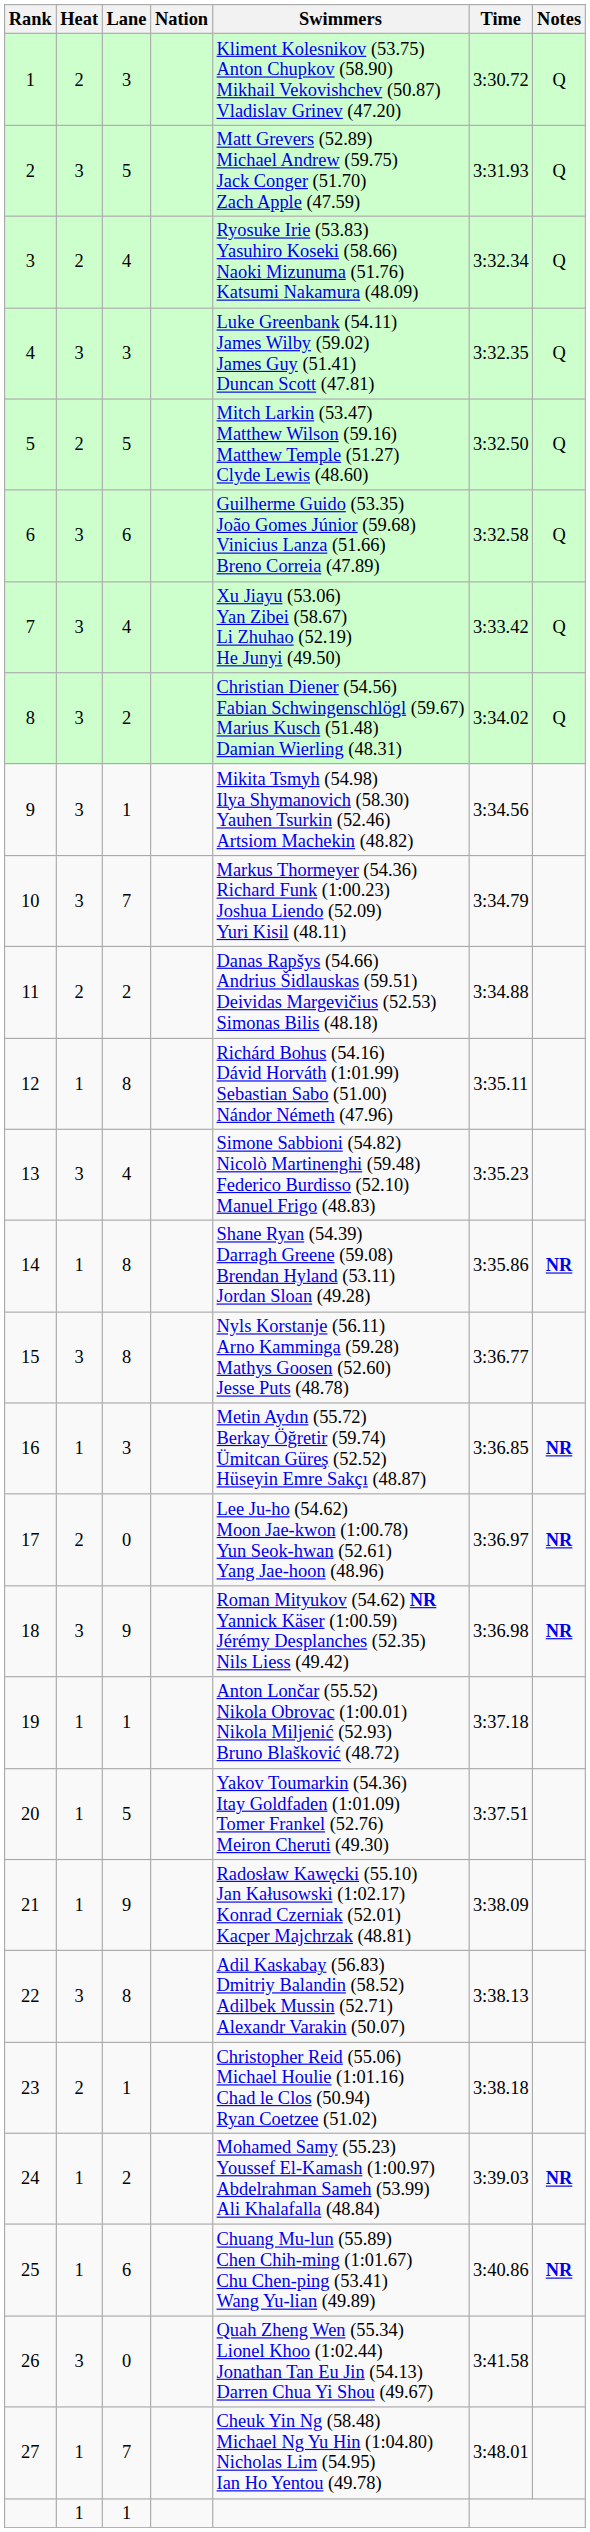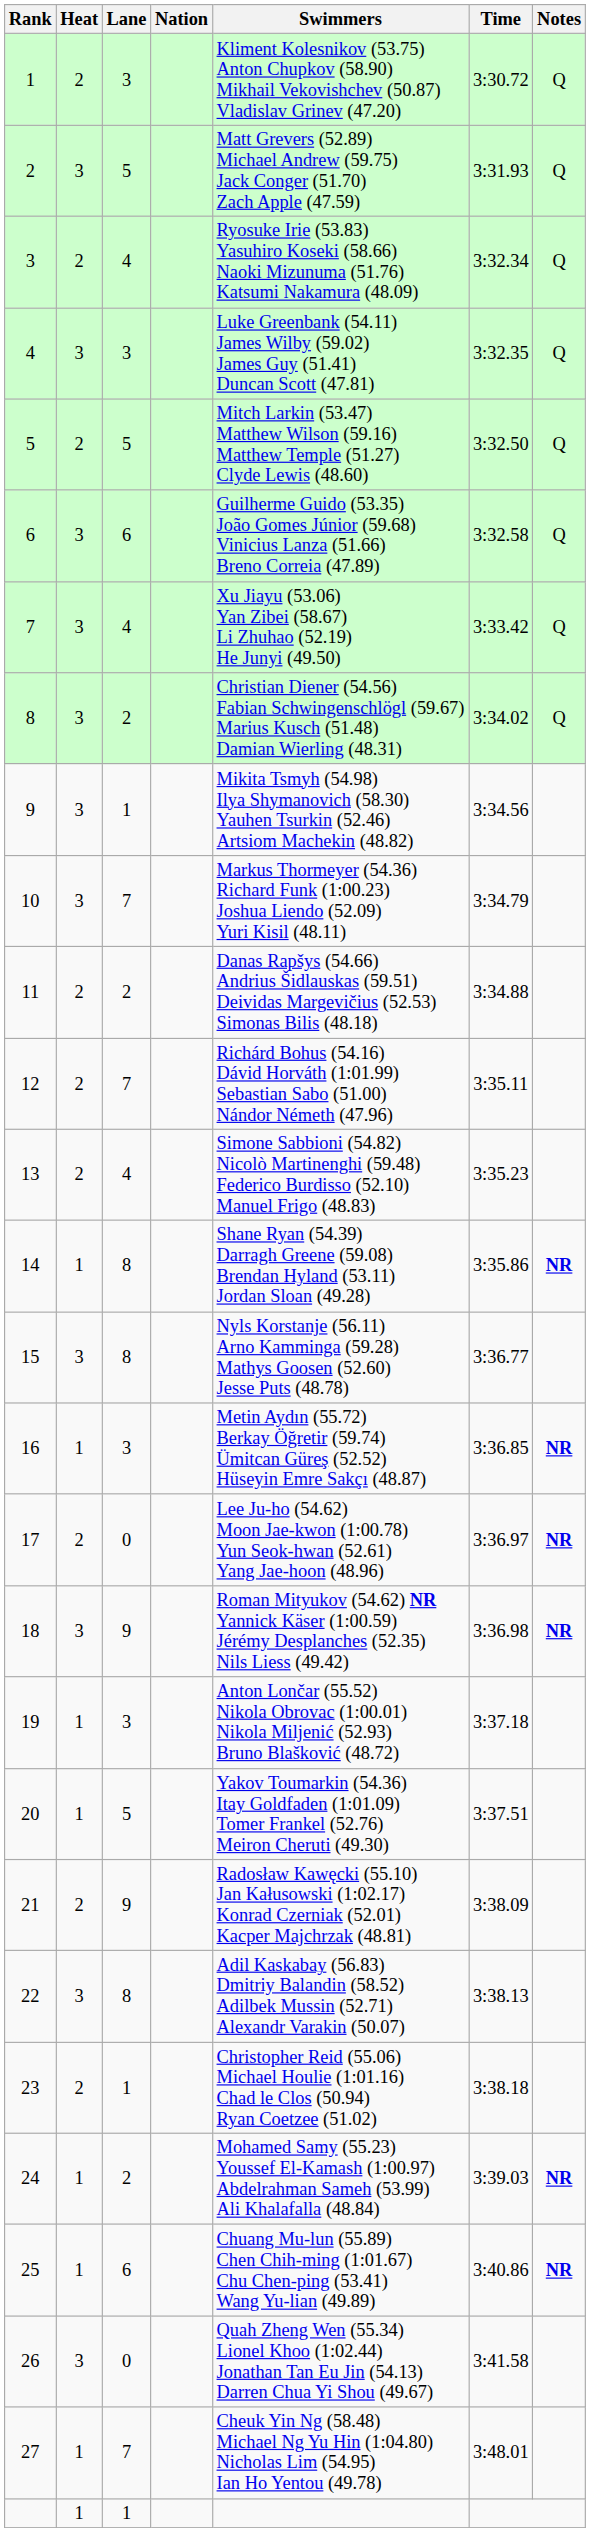(79, 1083) 1 -> (79, 1083) 2
(126, 1083) 8 -> (126, 1083) 7
(79, 1174) 3 -> (79, 1174) 2
(126, 1722) 1 -> (126, 1722) 3
(79, 1904) 1 -> (79, 1904) 2
